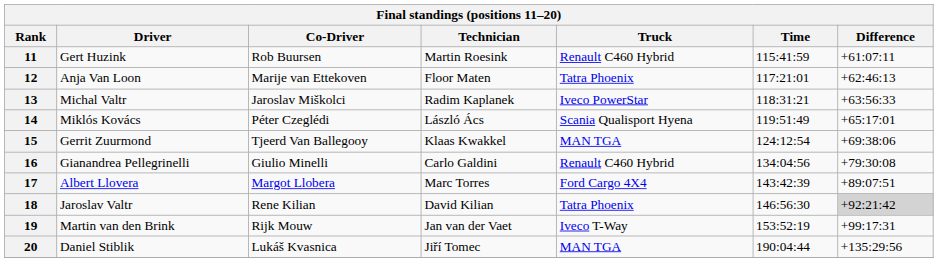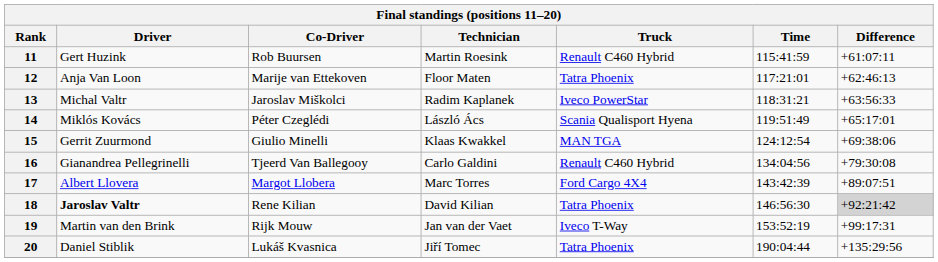(310, 141) Tjeerd Van Ballegooy -> (290, 141) Giulio Minelli
(290, 162) Giulio Minelli -> (310, 162) Tjeerd Van Ballegooy
(96, 204) normal -> (100, 204) bold
(590, 246) MAN TGA -> (597, 246) Tatra Phoenix
